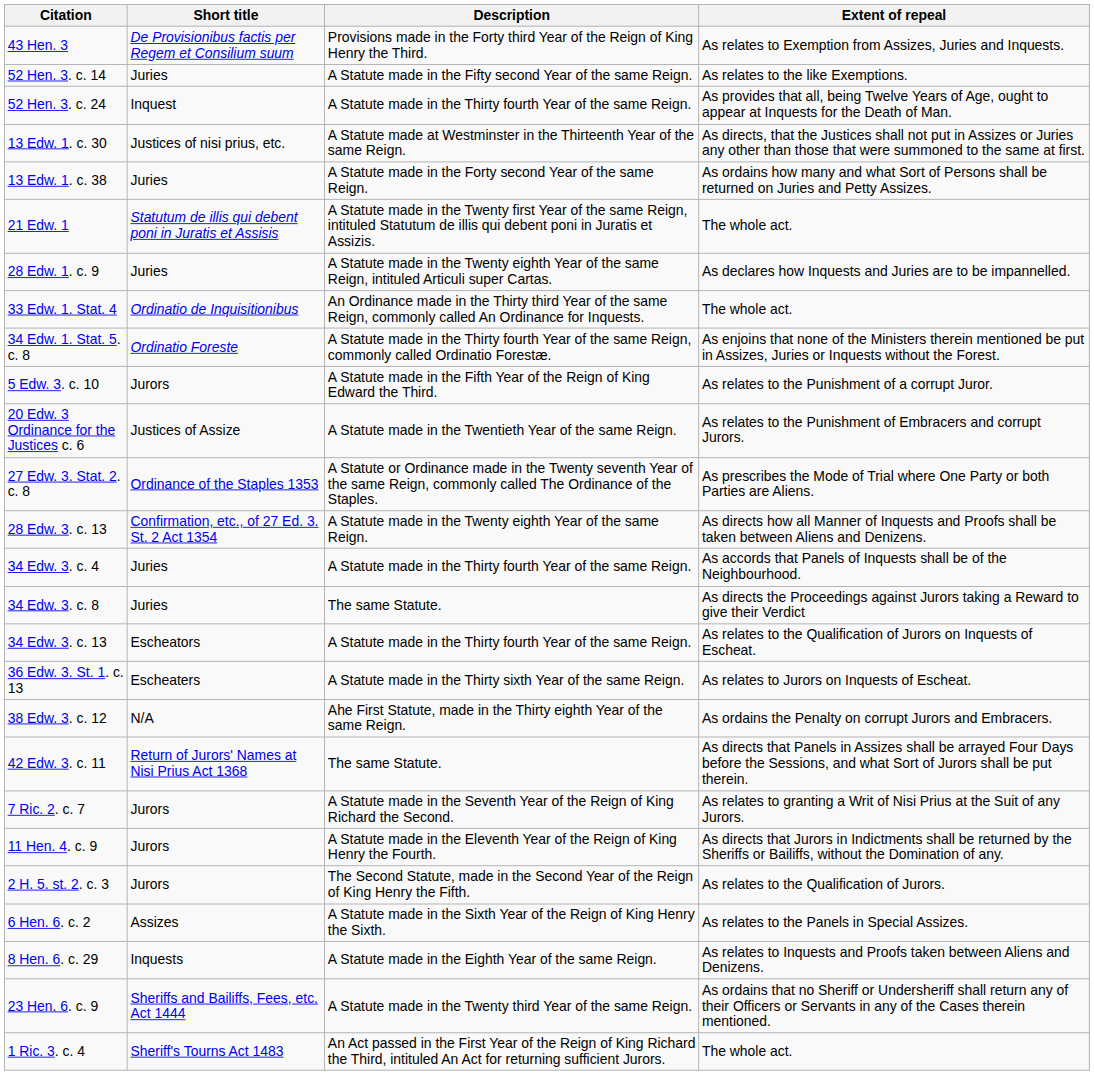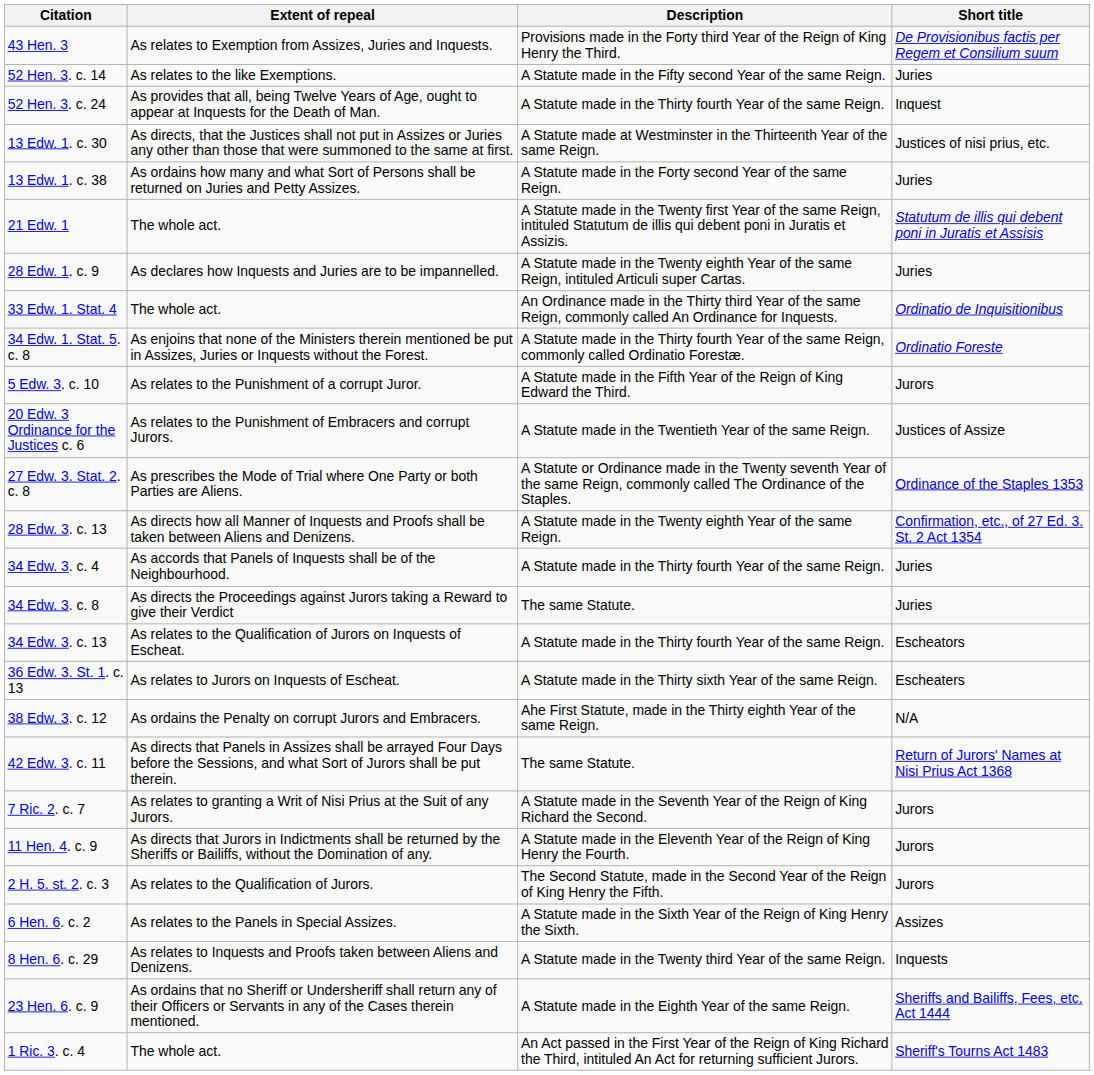columns swapped: (226, 15) <-> (894, 15)
(492, 960) A Statute made in the Eighth Year of the same Reign. -> (703, 960) A Statute made in the Twenty third Year of the same Reign.
(510, 1005) A Statute made in the Twenty third Year of the same Reign. -> (685, 1005) A Statute made in the Eighth Year of the same Reign.
